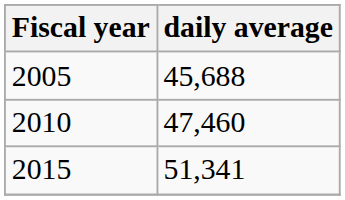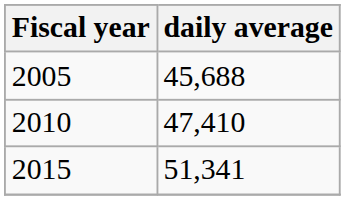(204, 122) 47,460 -> (204, 122) 47,410
